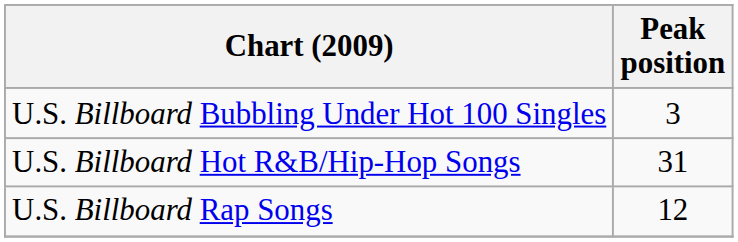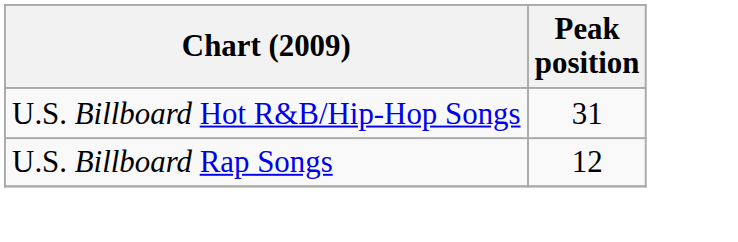- row: (309, 112)
